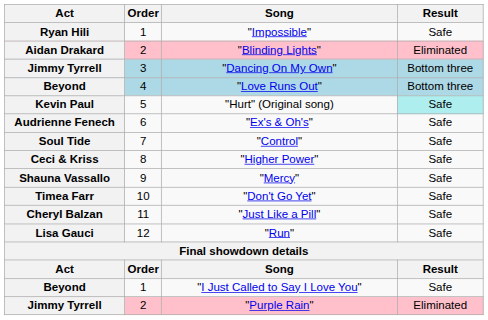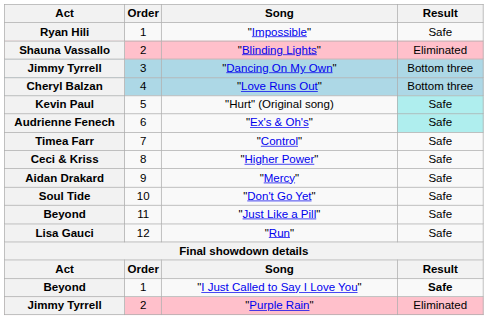(65, 50) Aidan Drakard -> (65, 50) Shauna Vassallo
(65, 86) Beyond -> (65, 86) Cheryl Balzan
(440, 123) no background -> (440, 123) paleturquoise background
(65, 141) Soul Tide -> (65, 141) Timea Farr
(65, 178) Shauna Vassallo -> (65, 178) Aidan Drakard
(65, 196) Timea Farr -> (65, 196) Soul Tide
(65, 214) Cheryl Balzan -> (65, 214) Beyond
(440, 287) normal -> (440, 287) bold
